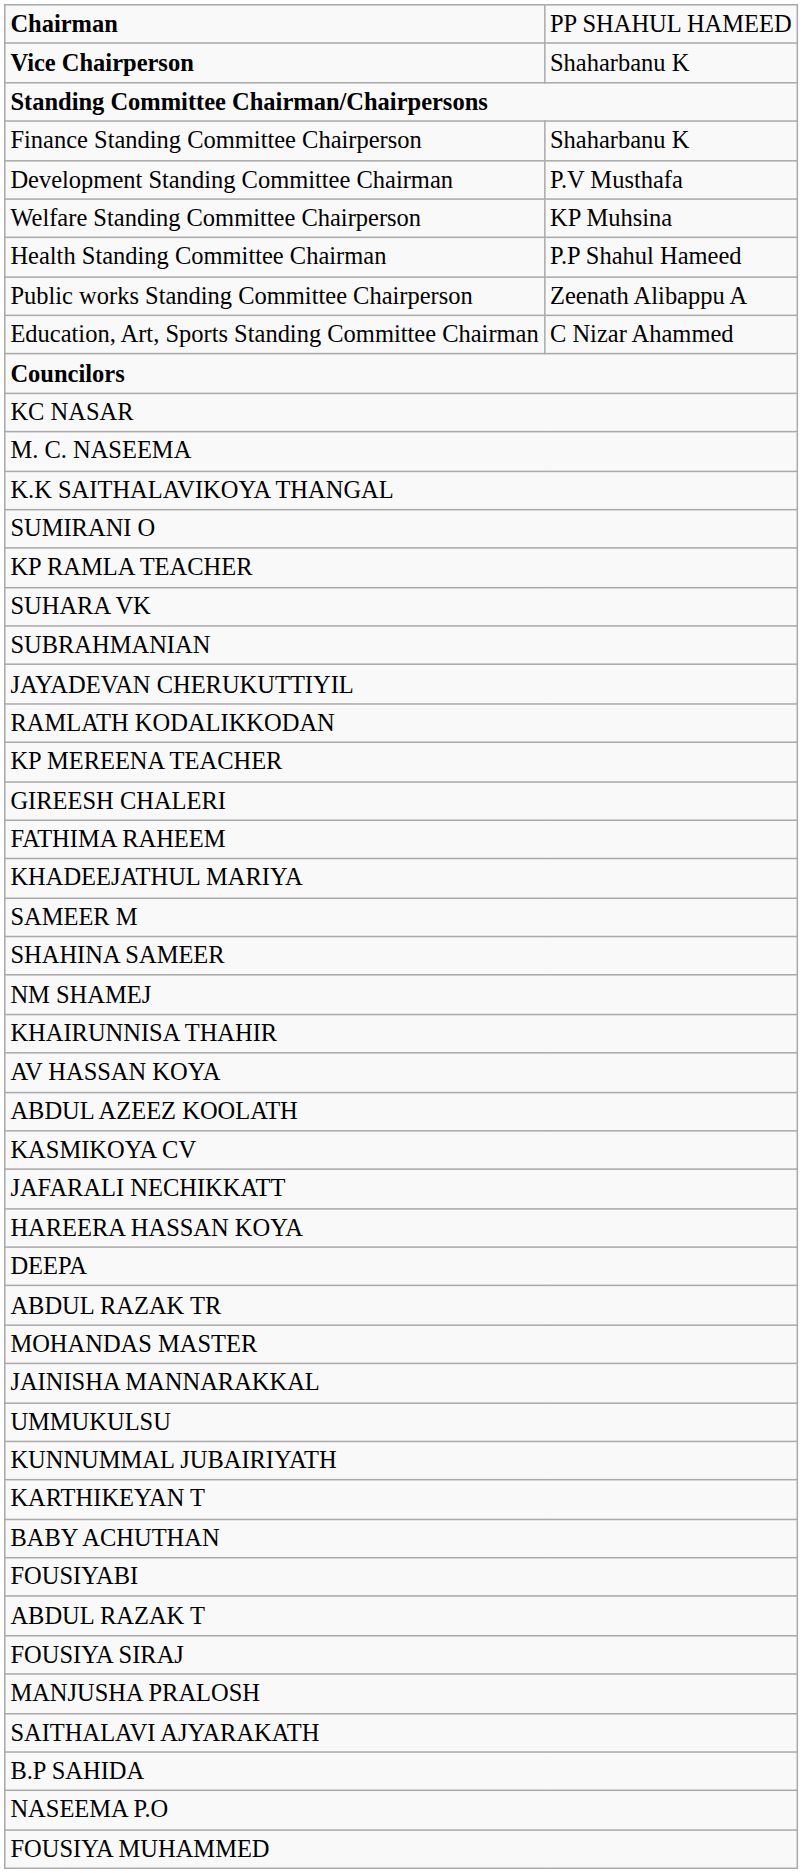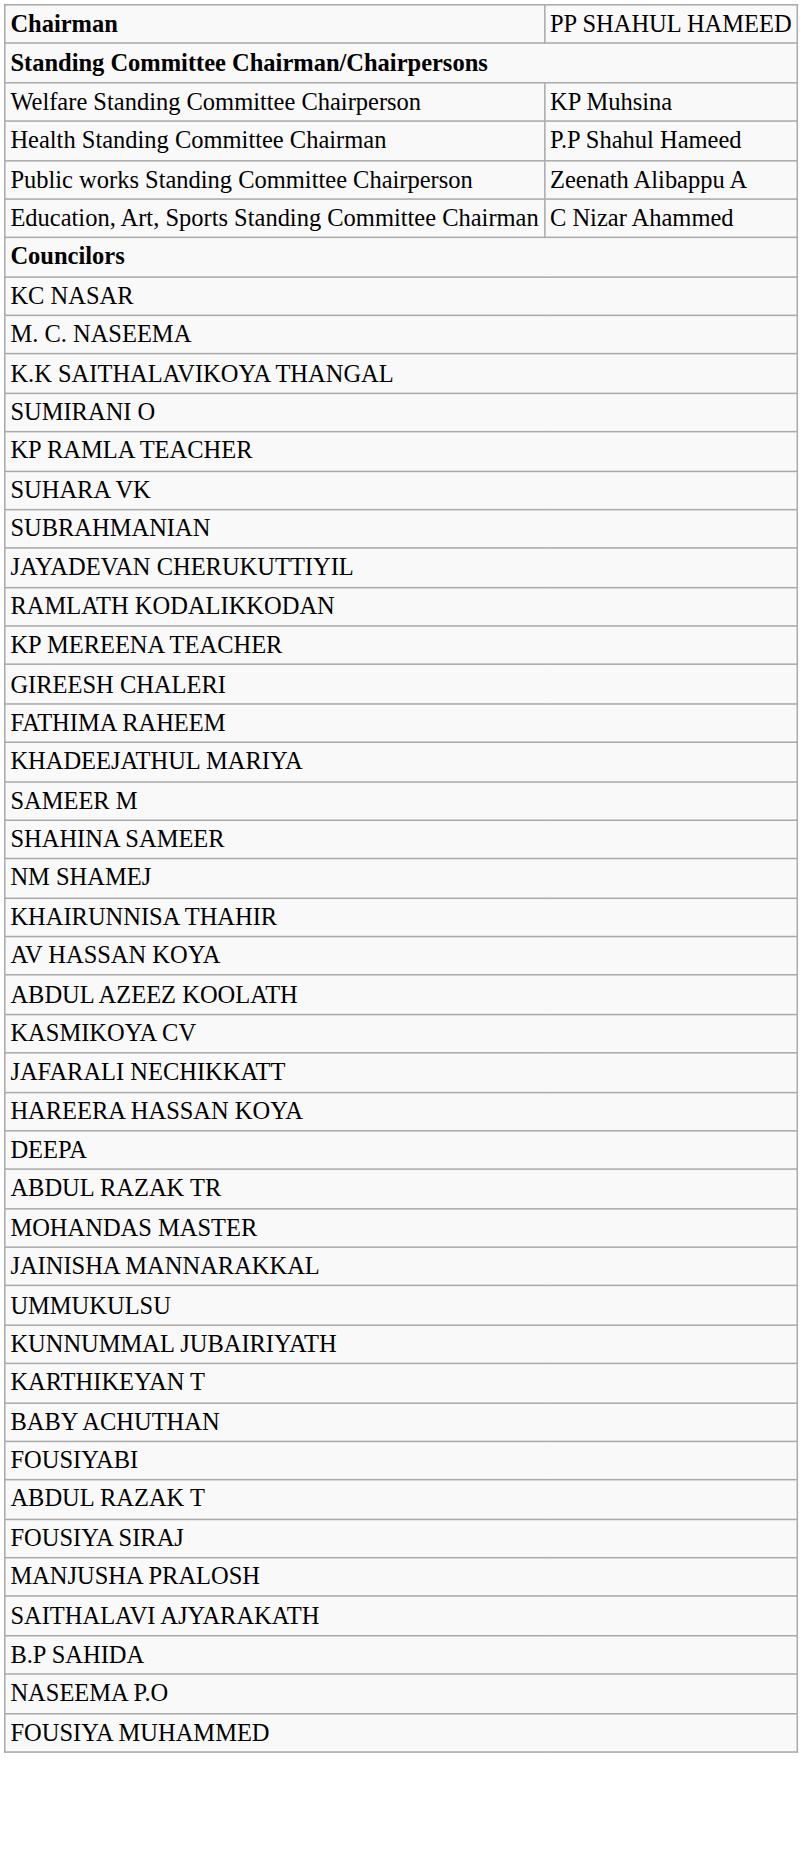- row: (102, 62)
- row: (216, 140)
- row: (232, 179)
